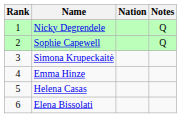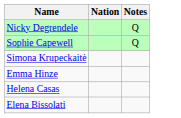- column: (18, 12)
